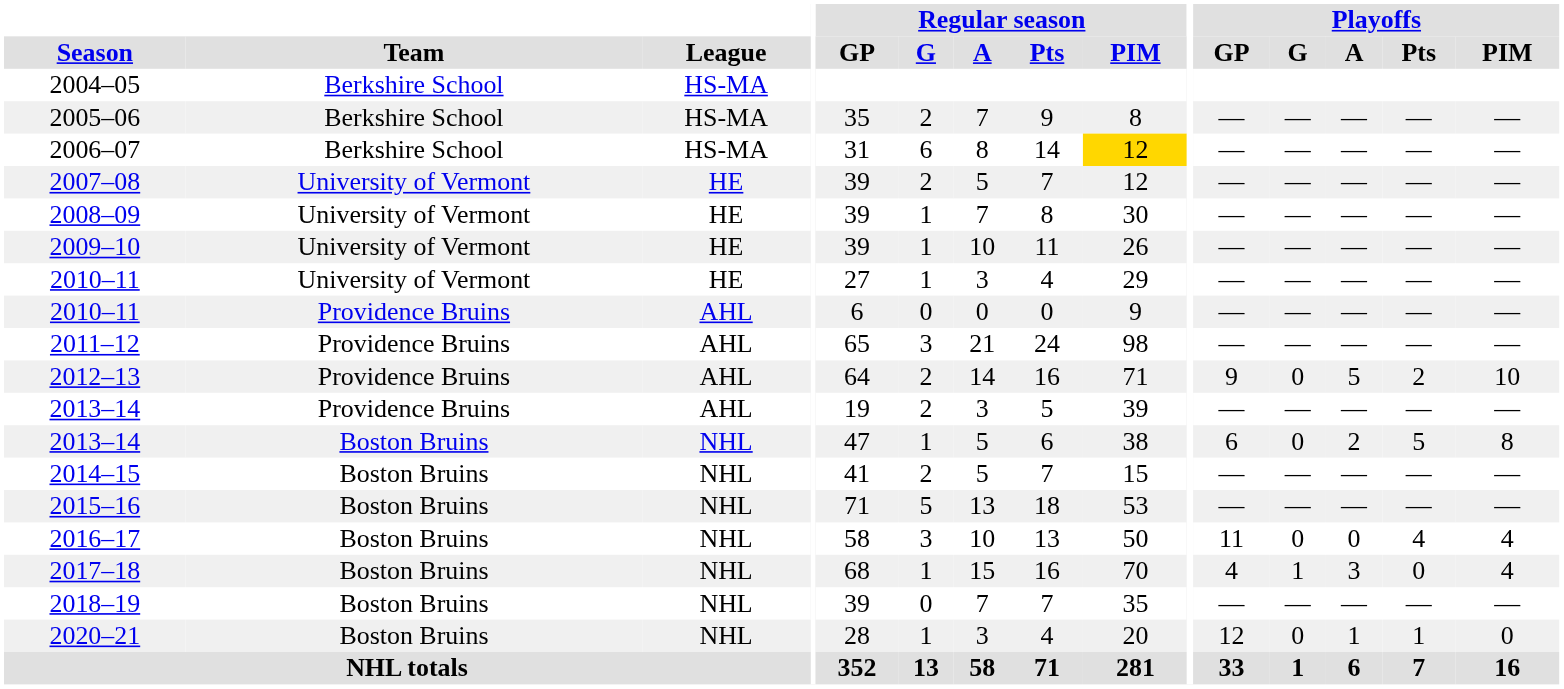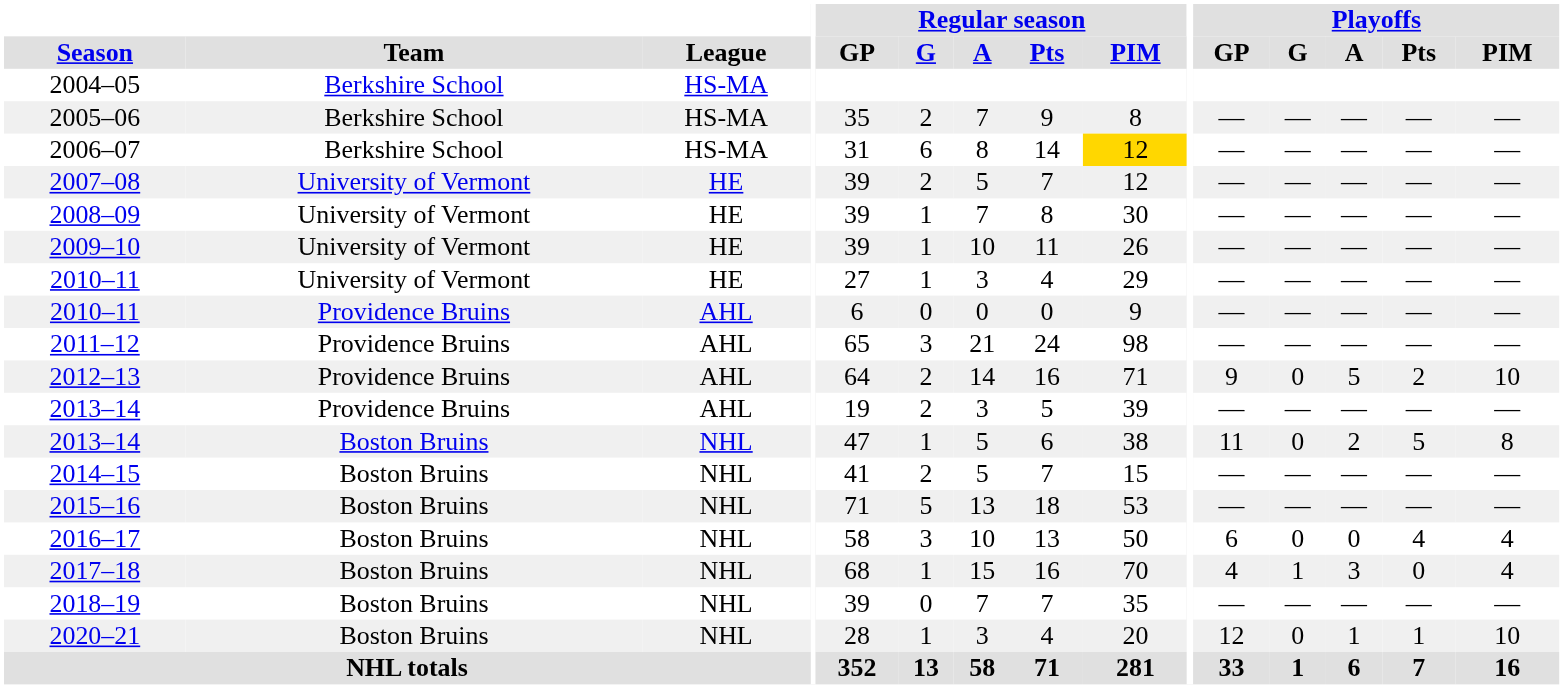(1231, 441) 6 -> (1231, 441) 11
(1231, 538) 11 -> (1231, 538) 6
(1507, 635) 0 -> (1507, 635) 10
